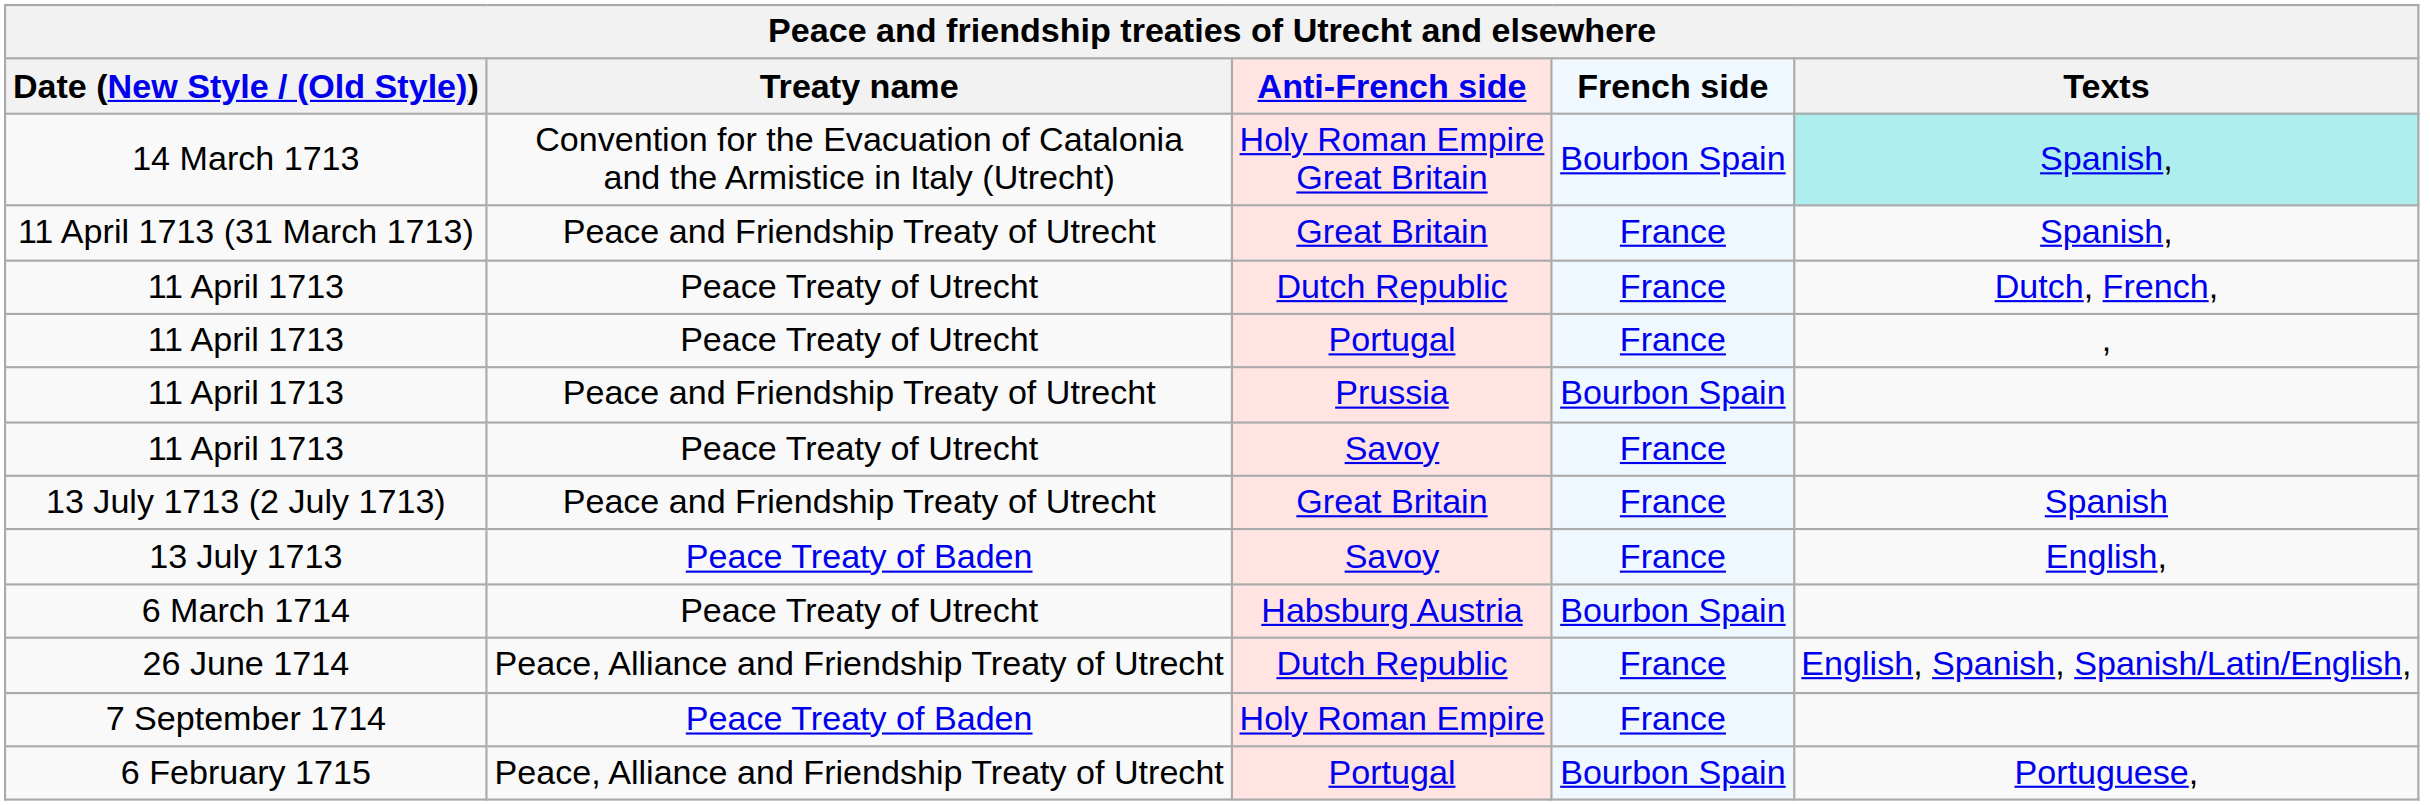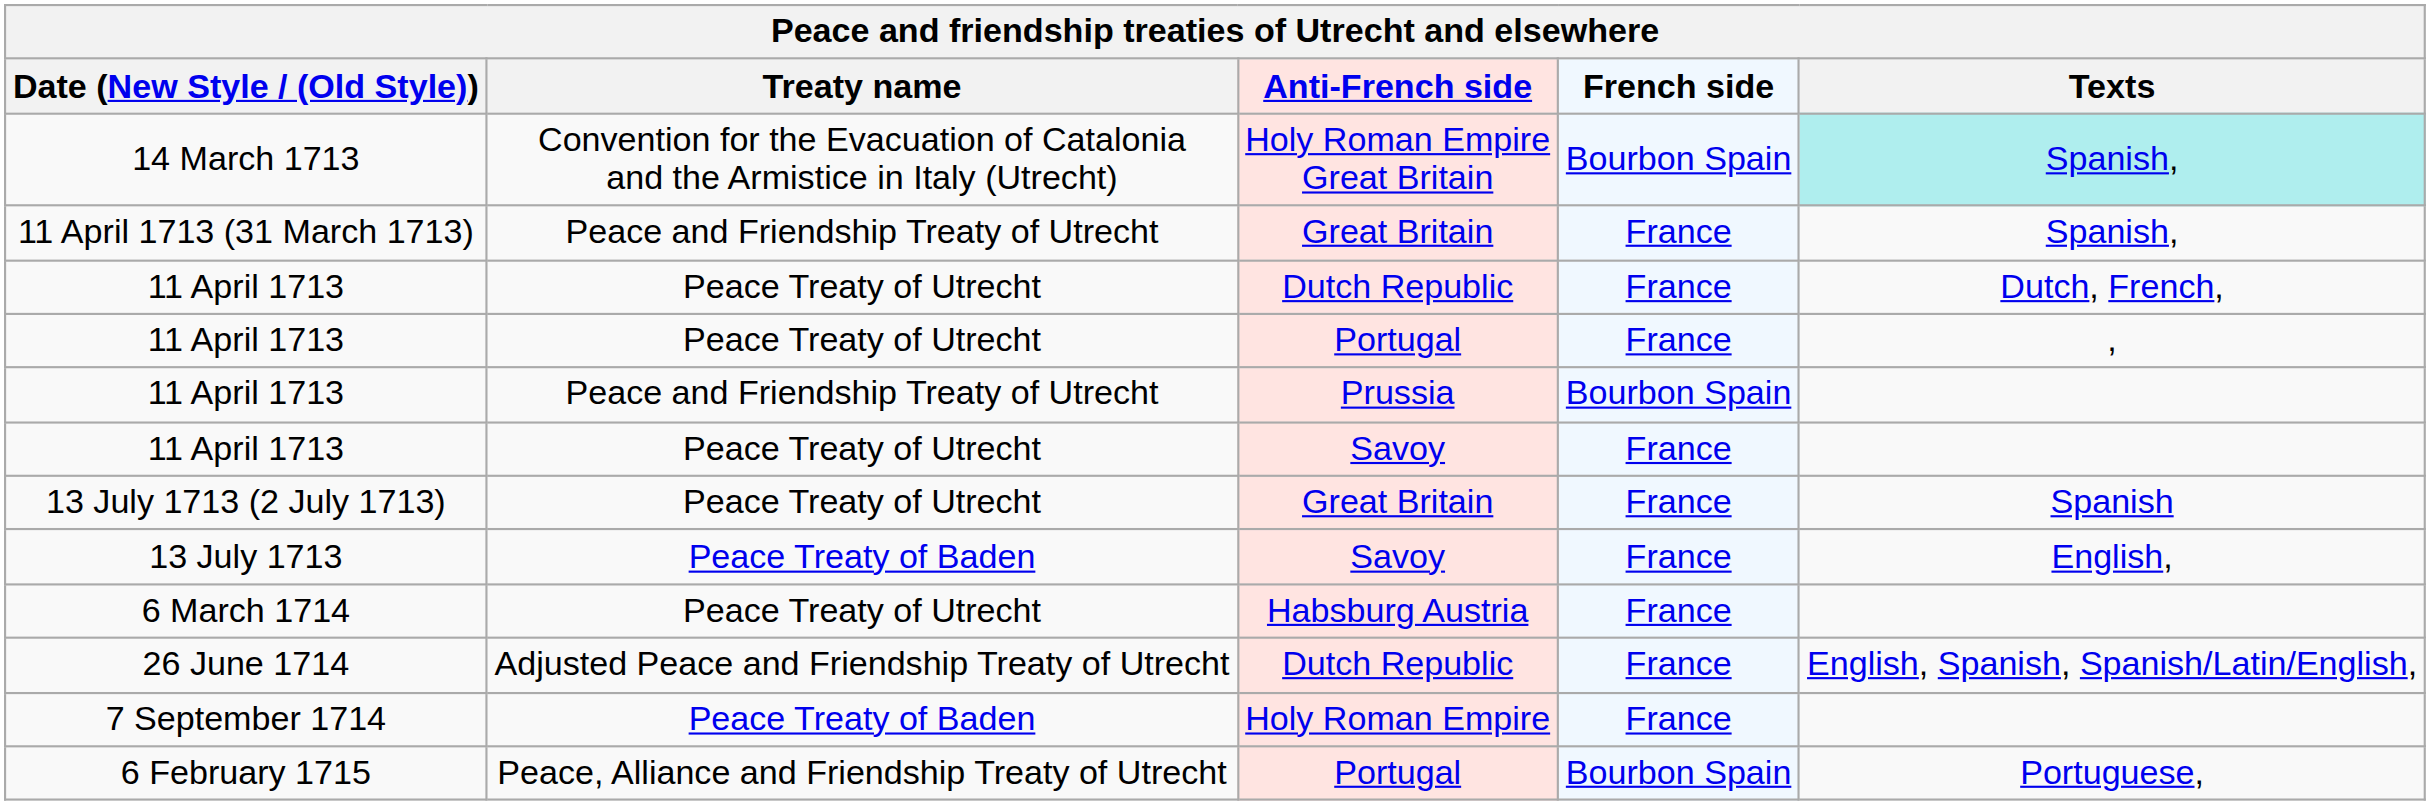(859, 502) Peace and Friendship Treaty of Utrecht -> (862, 502) Peace Treaty of Utrecht
(1673, 610) Bourbon Spain -> (1679, 610) France
(859, 664) Peace, Alliance and Friendship Treaty of Utrecht -> (862, 664) Adjusted Peace and Friendship Treaty of Utrecht
